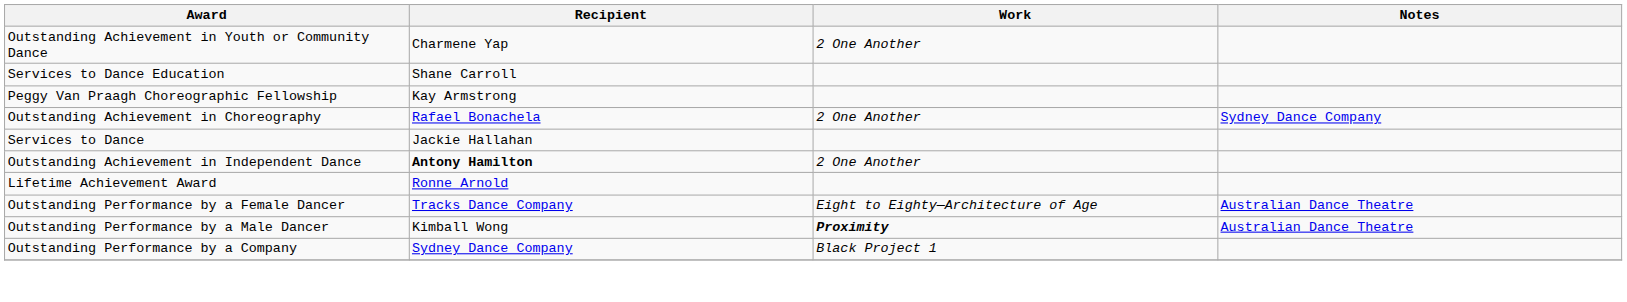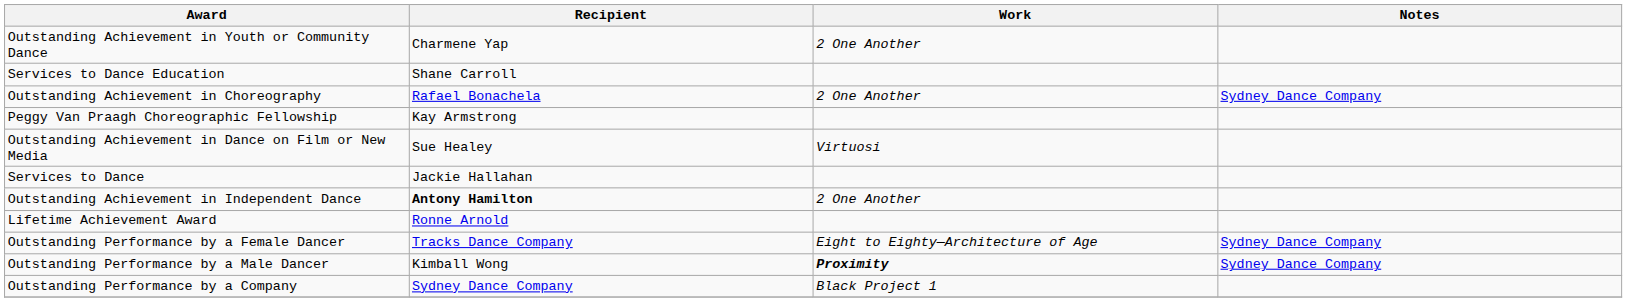rows swapped: (164, 118) <-> (172, 96)
+ row: (197, 148)
(1317, 205) Australian Dance Theatre -> (1301, 243) Sydney Dance Company
(1317, 227) Australian Dance Theatre -> (1301, 265) Sydney Dance Company
